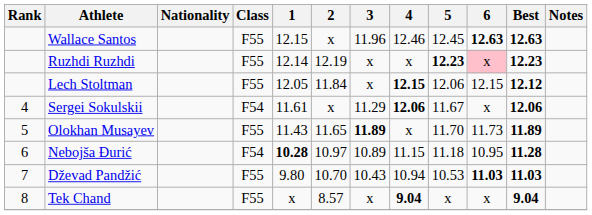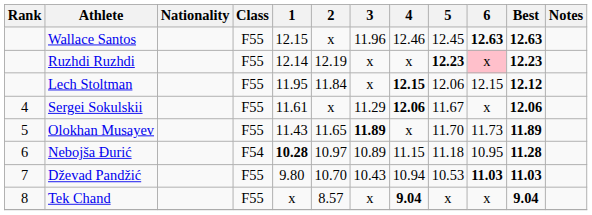(292, 84) 12.05 -> (292, 84) 11.95
(252, 107) F54 -> (252, 107) F55
